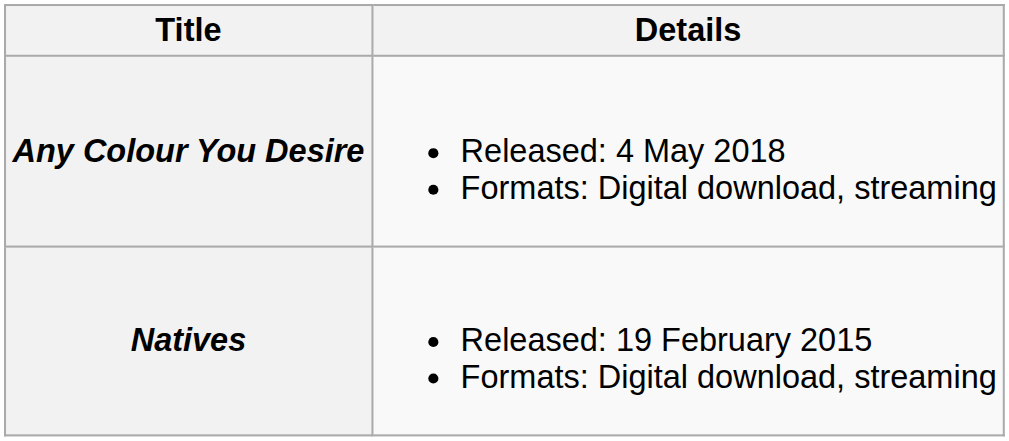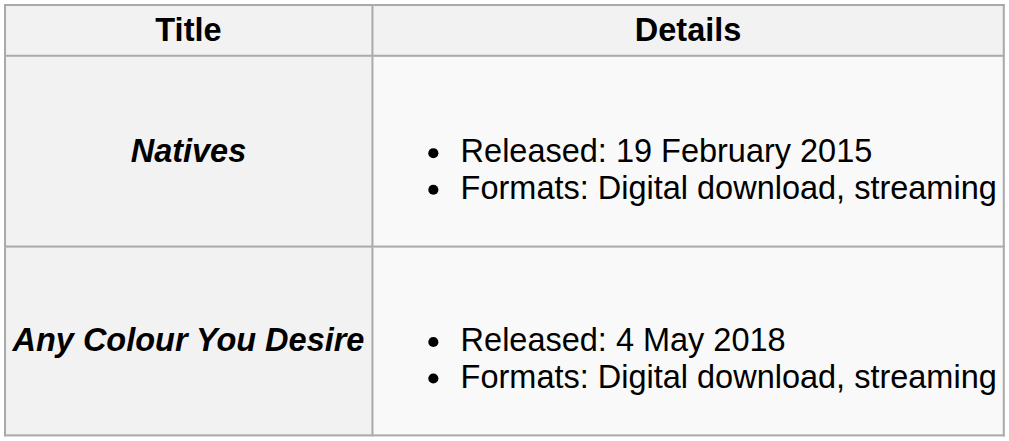rows swapped: (188, 340) <-> (188, 150)
